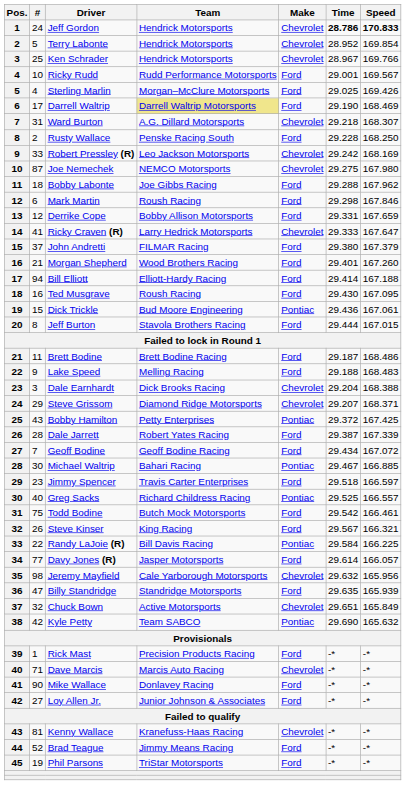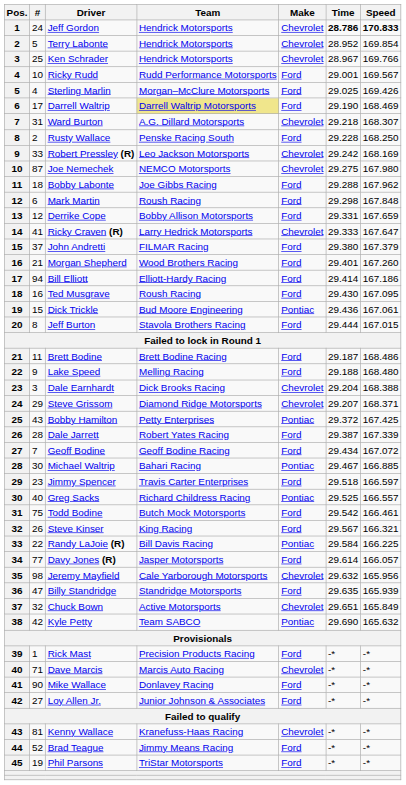(381, 200) 167.846 -> (381, 200) 167.848
(381, 278) 167.188 -> (381, 278) 167.186
(381, 372) 168.483 -> (381, 372) 168.480
